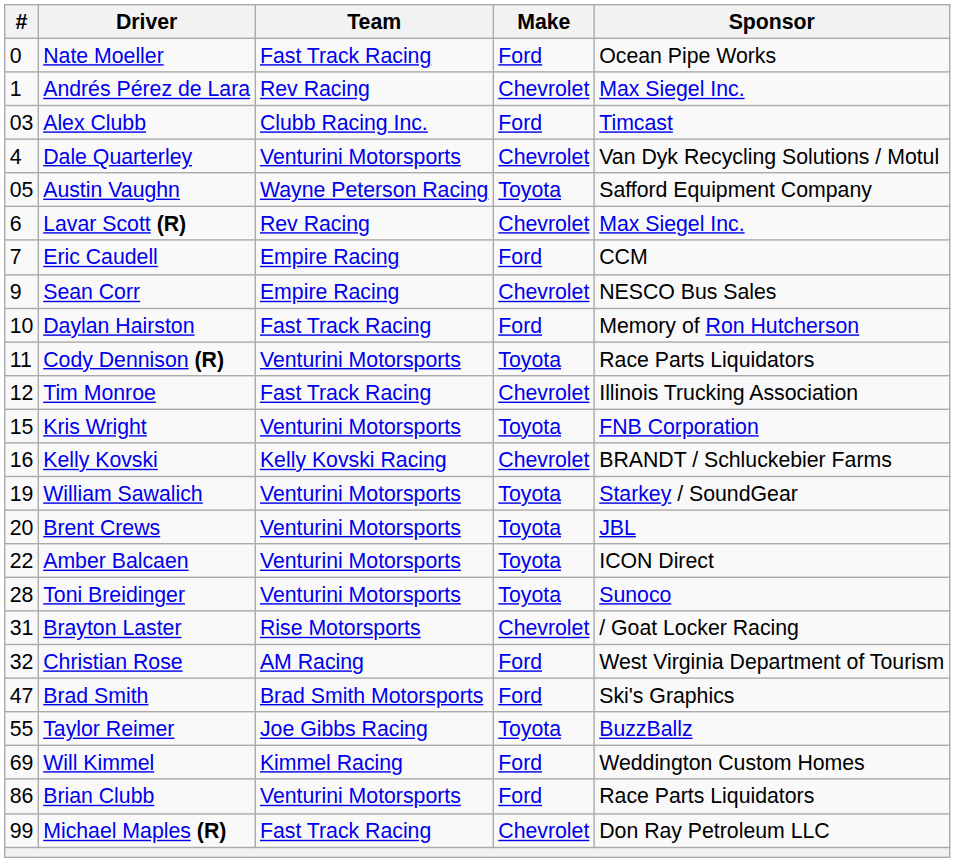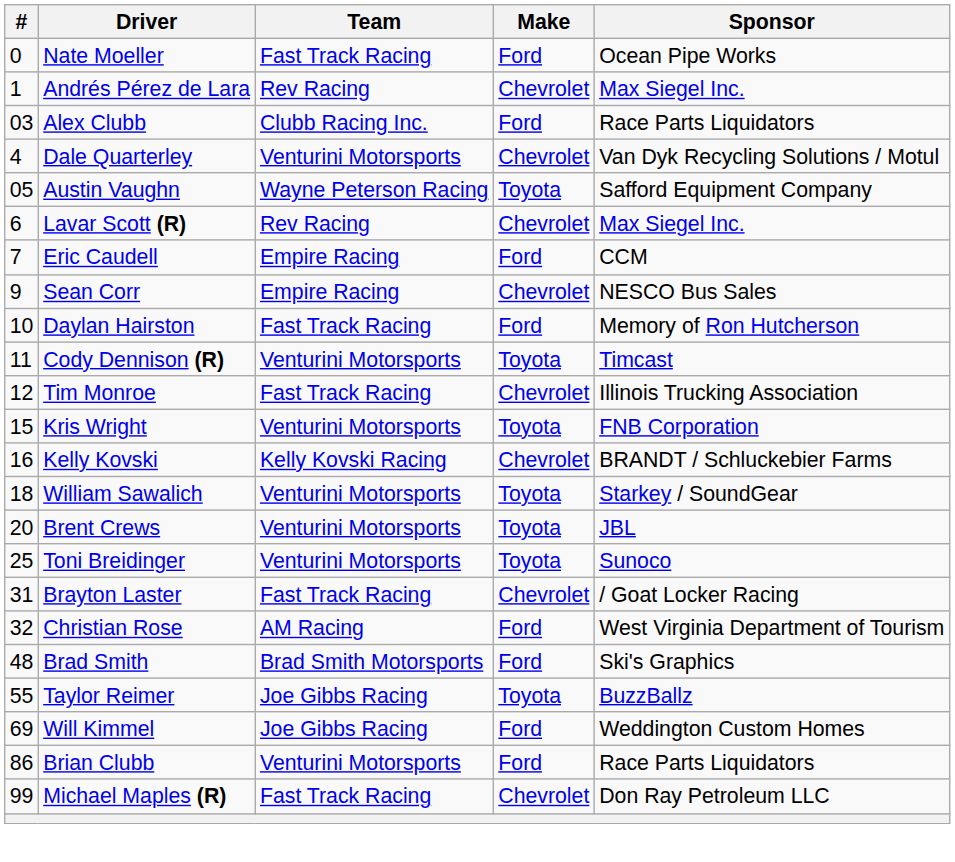(636, 123) Timcast -> (707, 123) Race Parts Liquidators
(707, 359) Race Parts Liquidators -> (636, 359) Timcast
(21, 493) 19 -> (21, 493) 18
- row: (116, 561)
(21, 594) 28 -> (21, 561) 25
(340, 628) Rise Motorsports -> (346, 594) Fast Track Racing
(21, 695) 47 -> (21, 662) 48
(331, 763) Kimmel Racing -> (344, 729) Joe Gibbs Racing
